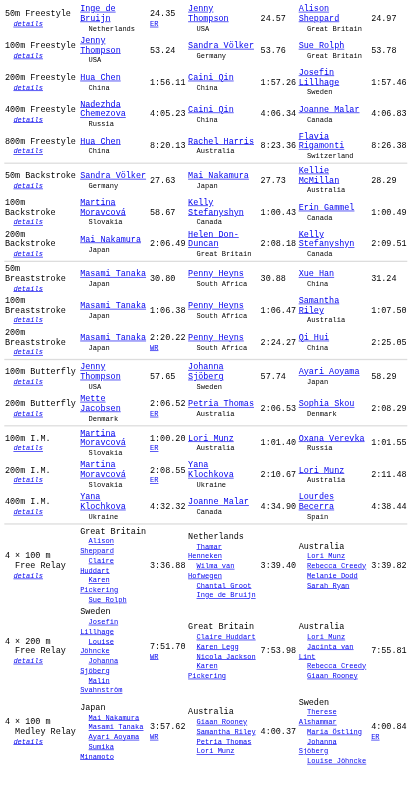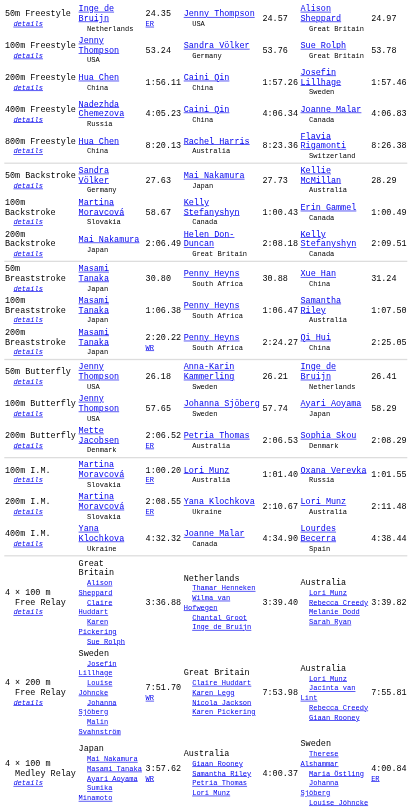+ row: (38, 376)
